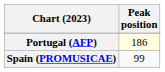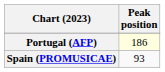(139, 59) 99 -> (139, 59) 93
